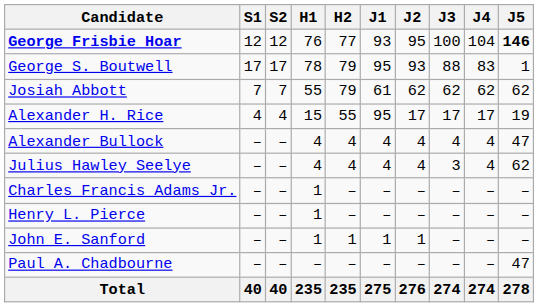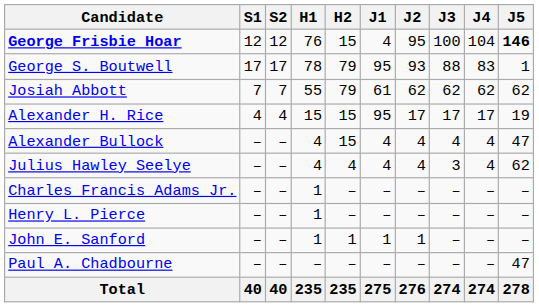(348, 42) 77 -> (348, 42) 15
(382, 42) 93 -> (387, 42) 4
(348, 116) 55 -> (348, 116) 15
(352, 141) 4 -> (348, 141) 15
